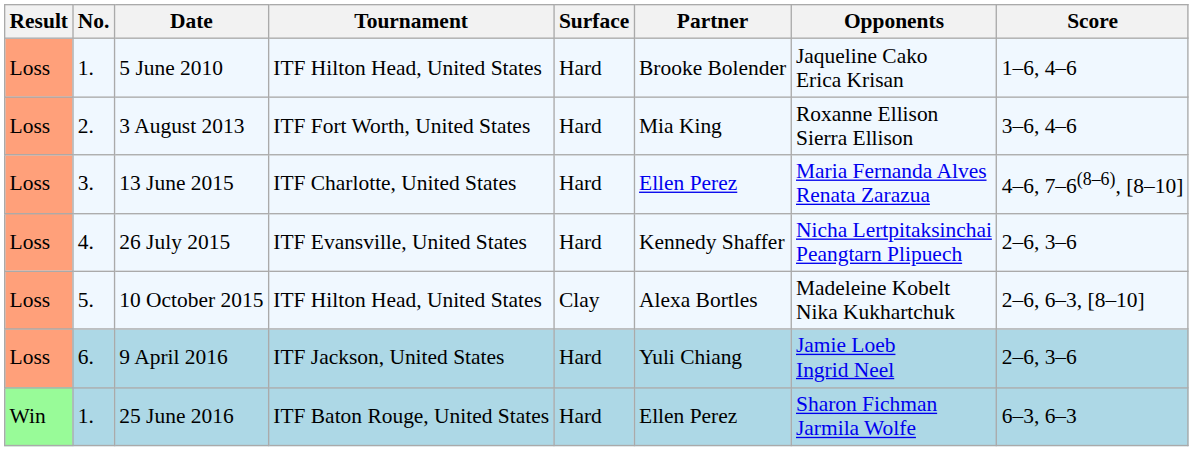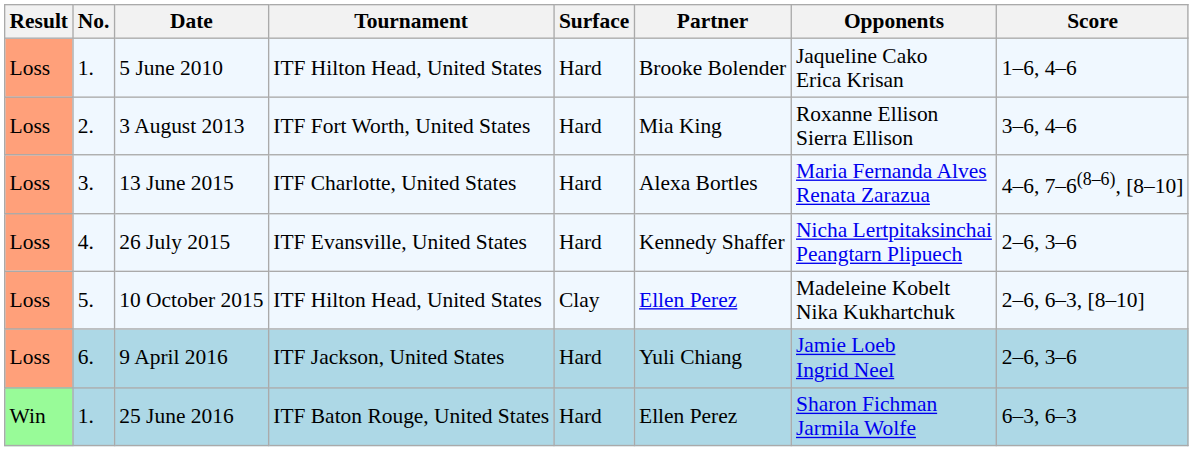(688, 183) Ellen Perez -> (698, 183) Alexa Bortles
(698, 300) Alexa Bortles -> (688, 300) Ellen Perez
